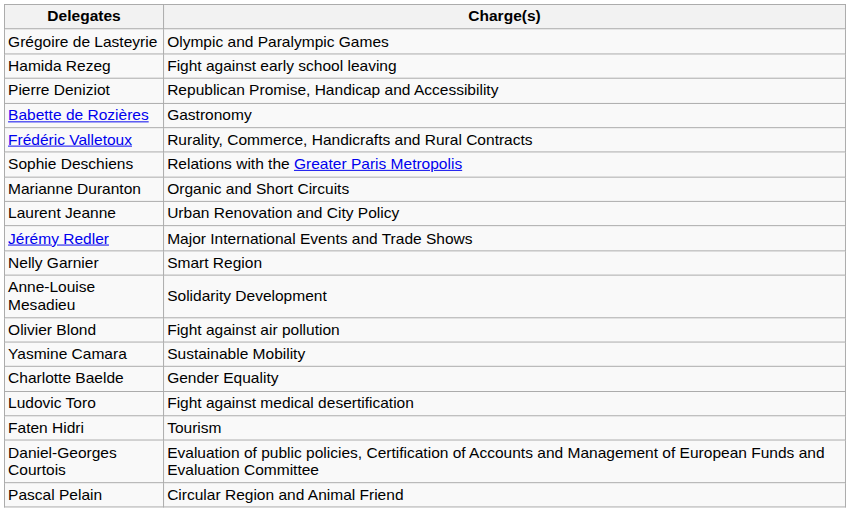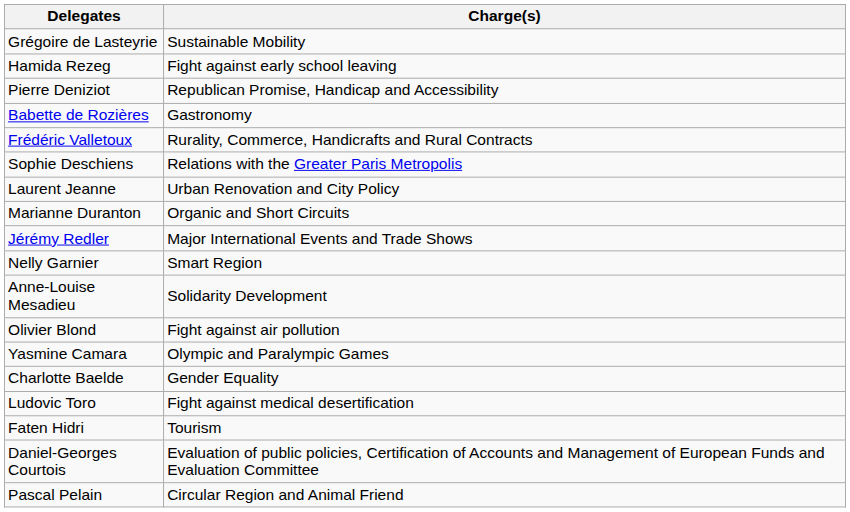(278, 41) Olympic and Paralympic Games -> (236, 41) Sustainable Mobility
rows swapped: (62, 213) <-> (74, 189)
(236, 354) Sustainable Mobility -> (278, 354) Olympic and Paralympic Games
